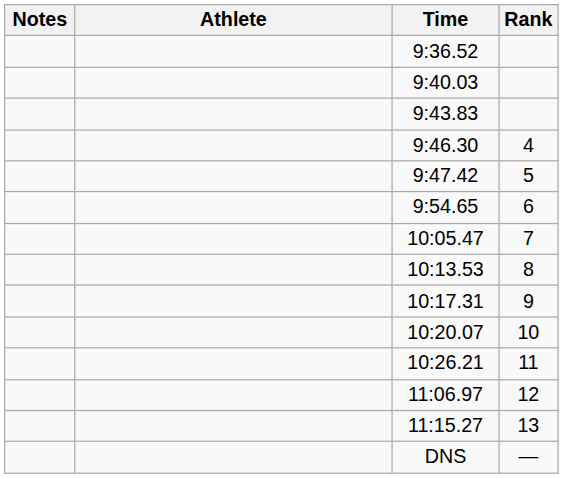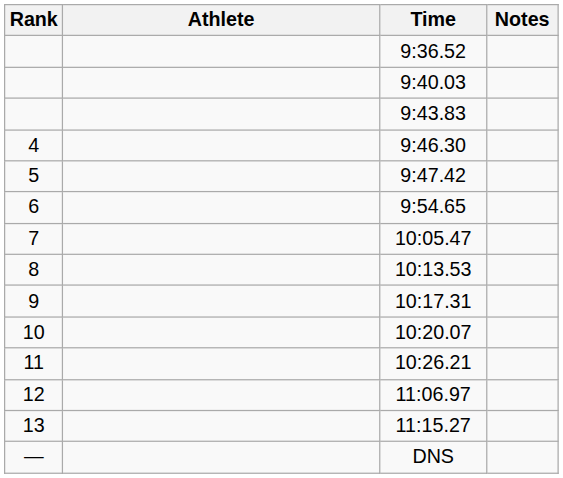columns swapped: (528, 20) <-> (40, 20)
